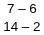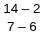rows swapped: (22, 26) <-> (22, 8)
